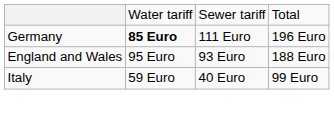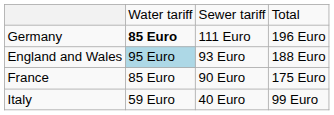(152, 57) no background -> (152, 57) lightblue background
+ row: (28, 78)
